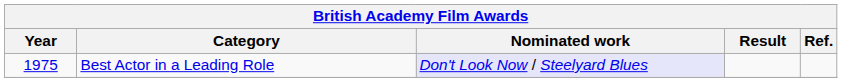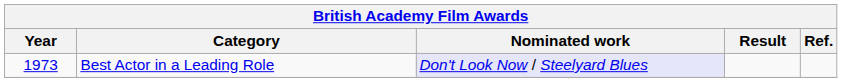(41, 65) 1975 -> (41, 65) 1973
